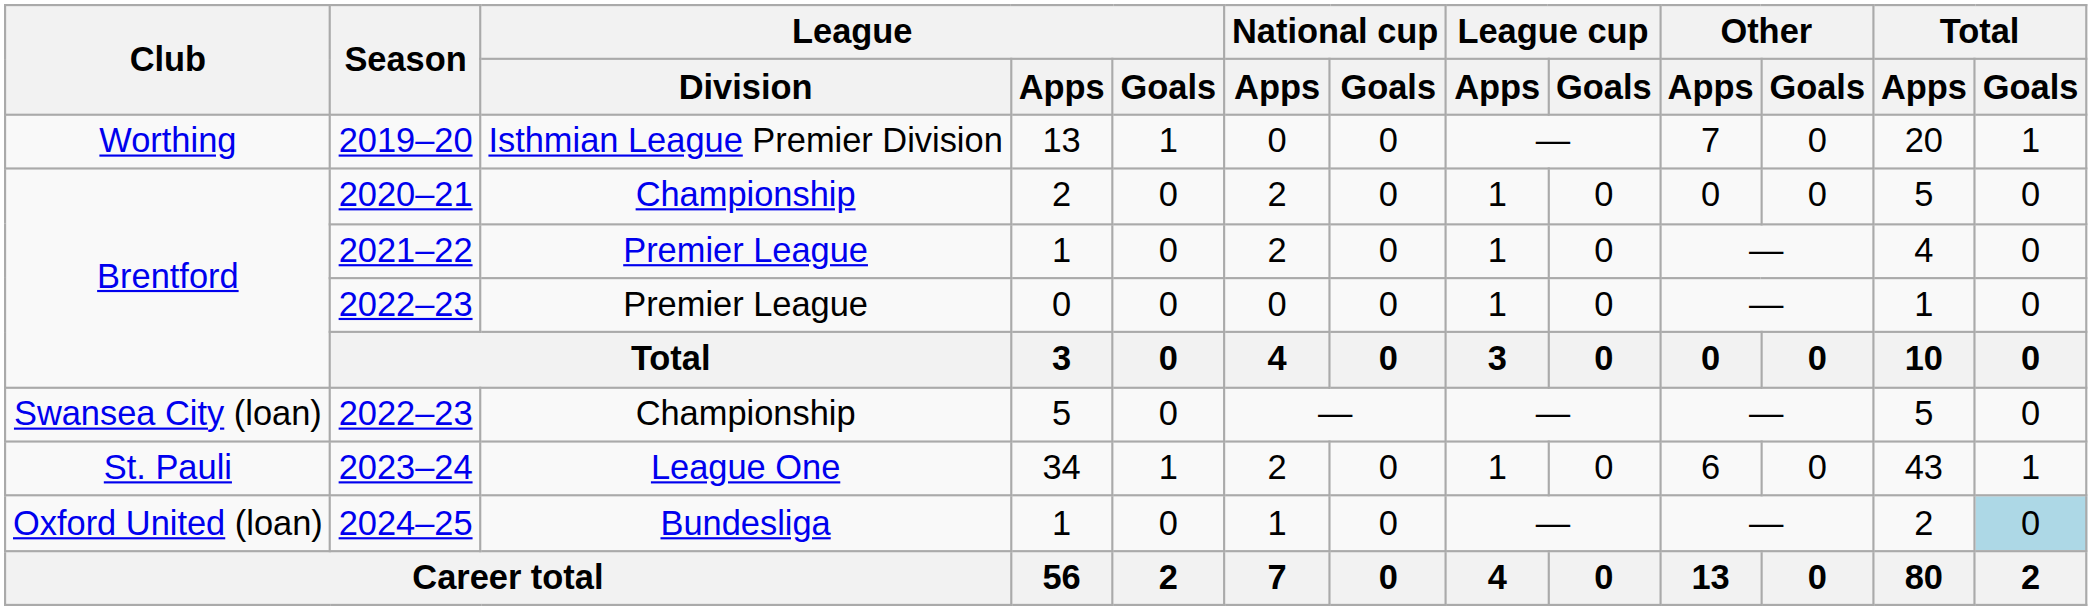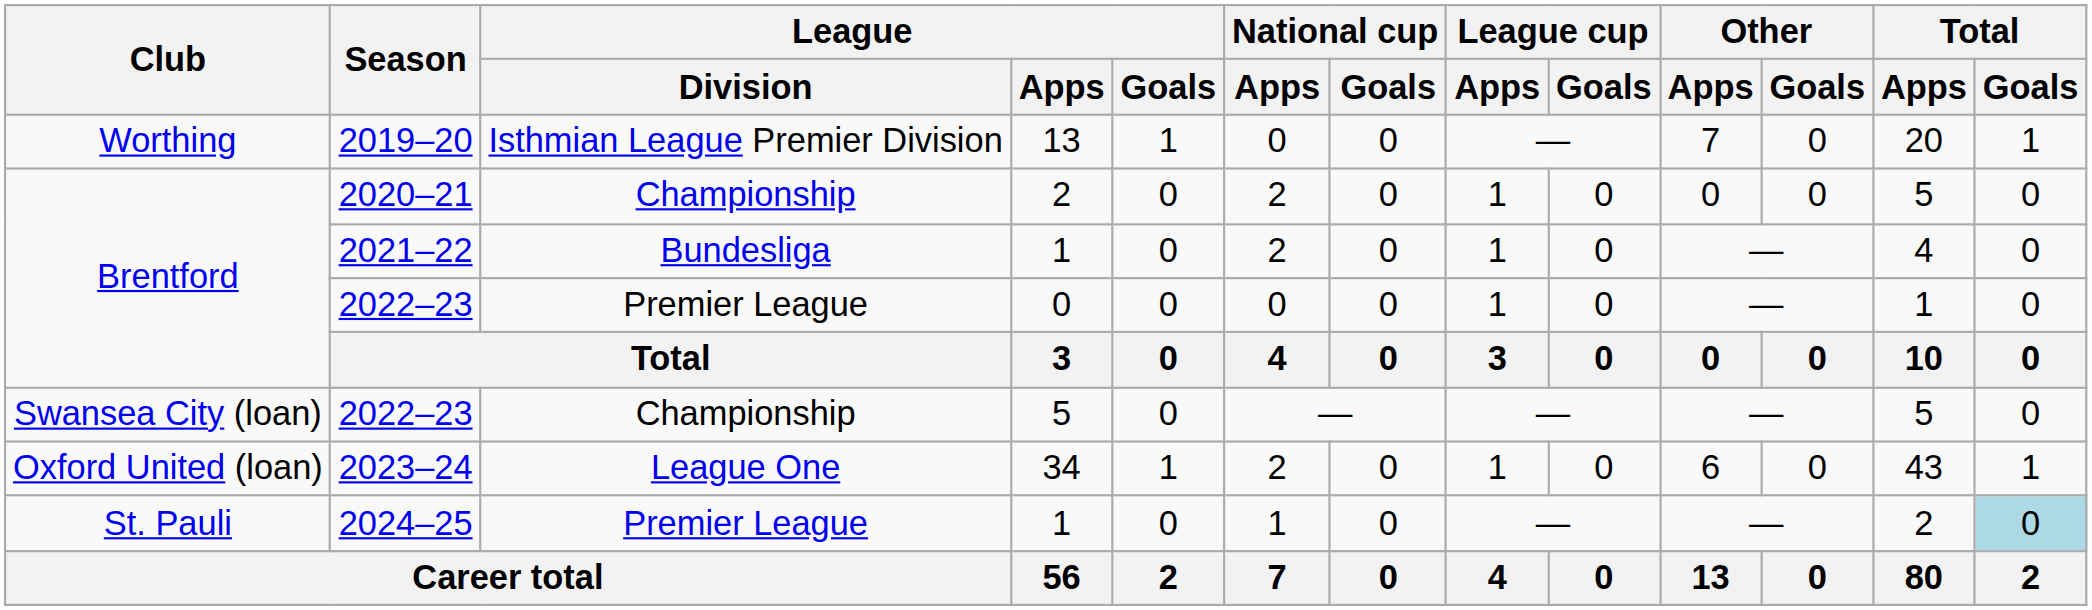(746, 250) Premier League -> (746, 250) Bundesliga
(168, 468) St. Pauli -> (168, 468) Oxford United (loan)
(168, 522) Oxford United (loan) -> (168, 522) St. Pauli
(746, 522) Bundesliga -> (746, 522) Premier League
